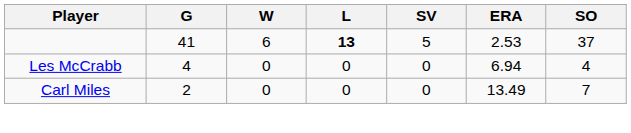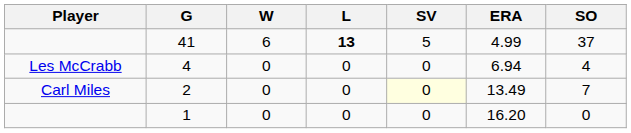(506, 41) 2.53 -> (506, 41) 4.99
(426, 90) no background -> (426, 90) lightyellow background
+ row: (186, 115)
